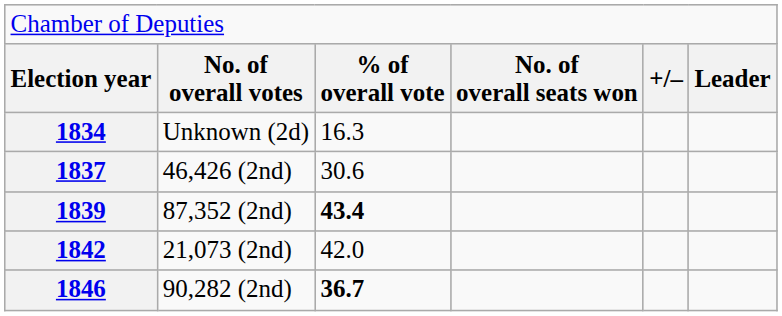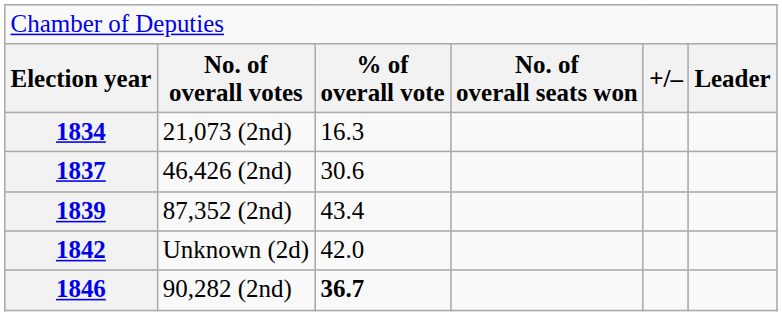(236, 131) Unknown (2d) -> (227, 131) 21,073 (2nd)
(342, 210) bold -> (342, 210) normal
(227, 250) 21,073 (2nd) -> (236, 250) Unknown (2d)
